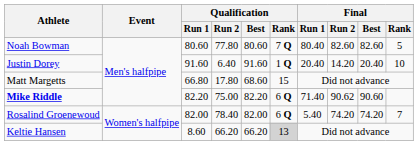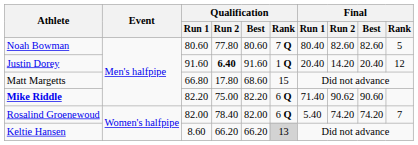(227, 63) normal -> (227, 63) bold
(400, 63) 10 -> (400, 63) 12
